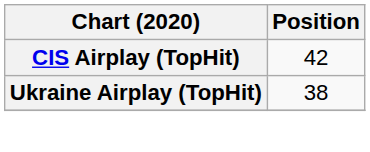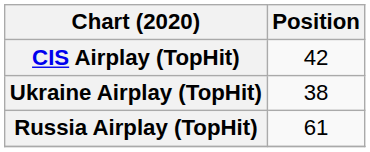+ row: (136, 127)
